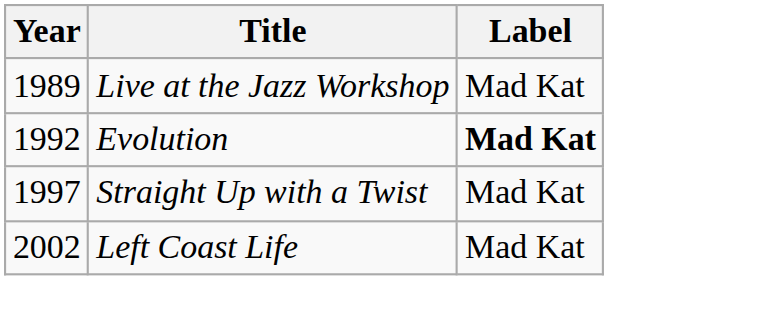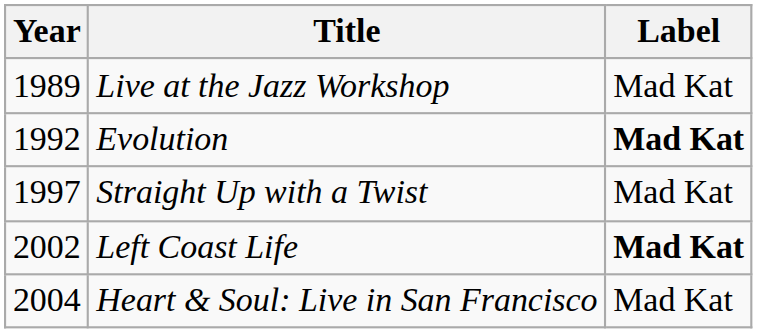(525, 246) normal -> (679, 246) bold
+ row: (347, 300)
